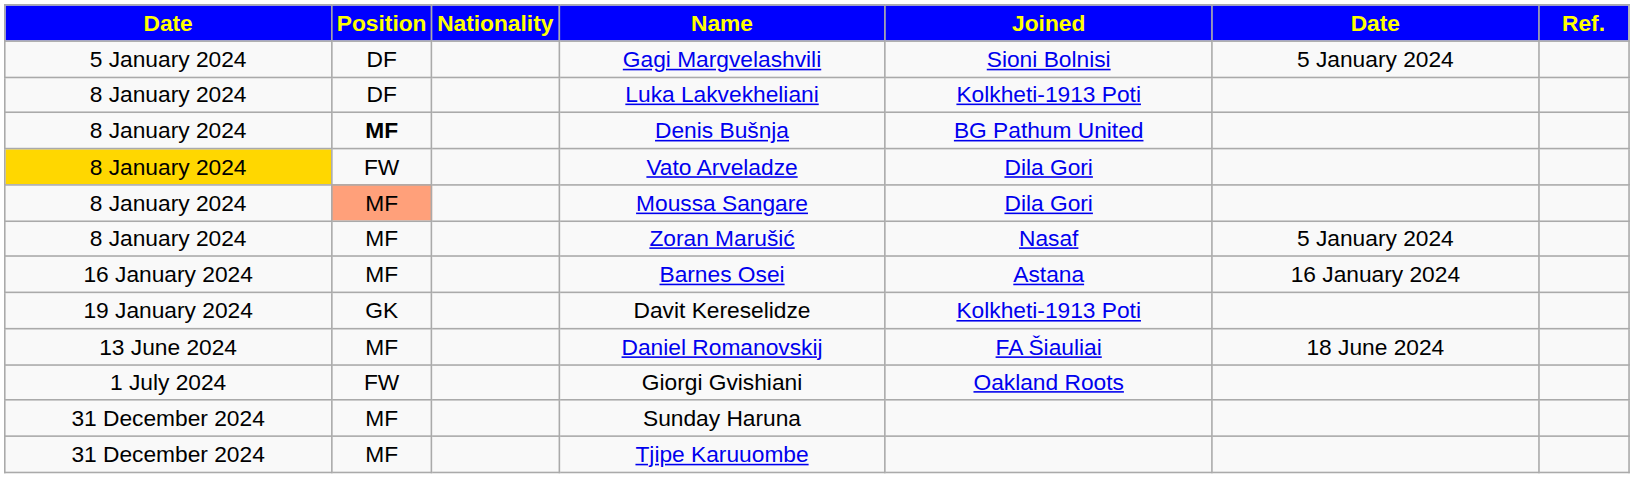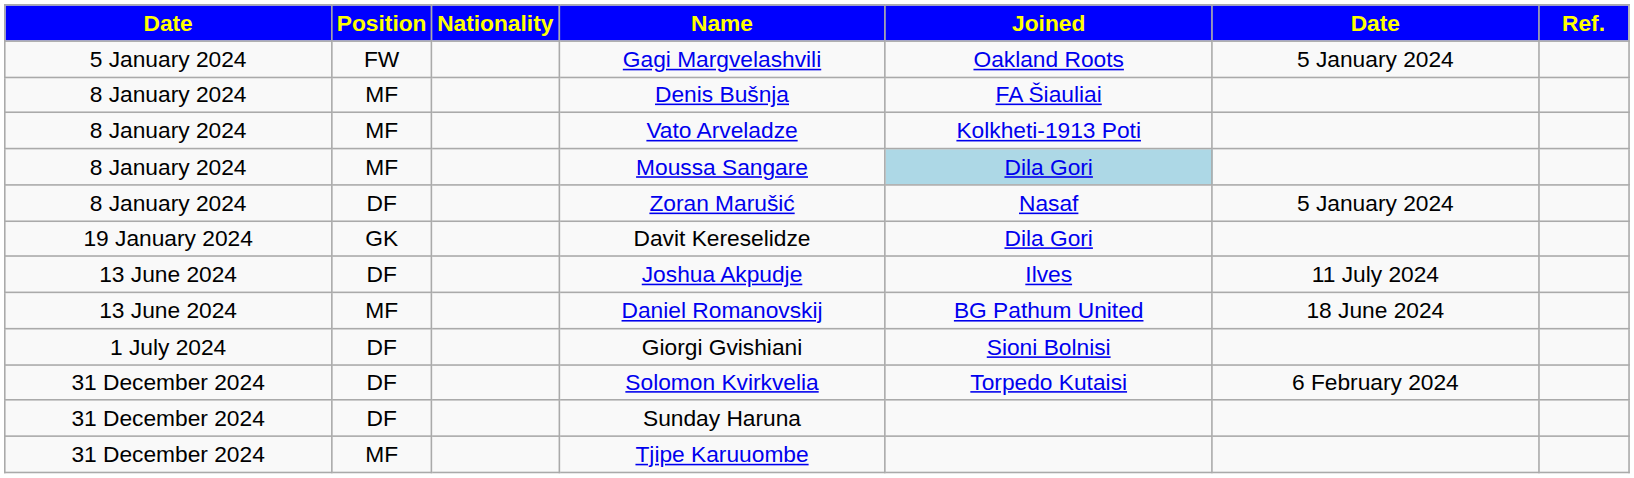(382, 59) DF -> (382, 59) FW
(1049, 59) Sioni Bolnisi -> (1049, 59) Oakland Roots
- row: (722, 95)
(382, 131) bold -> (382, 95) normal
(1049, 131) BG Pathum United -> (1049, 95) FA Šiauliai
(168, 167) gold background -> (168, 131) no background
(382, 167) FW -> (382, 131) MF
(1049, 167) Dila Gori -> (1049, 131) Kolkheti-1913 Poti
(382, 203) lightsalmon background -> (382, 167) no background
(1049, 203) no background -> (1049, 167) lightblue background
(382, 239) MF -> (382, 203) DF
- row: (722, 275)
(1049, 311) Kolkheti-1913 Poti -> (1049, 239) Dila Gori
+ row: (722, 275)
(1049, 347) FA Šiauliai -> (1049, 311) BG Pathum United
(382, 383) FW -> (382, 347) DF
(1049, 383) Oakland Roots -> (1049, 347) Sioni Bolnisi
+ row: (722, 383)
(382, 419) MF -> (382, 419) DF
